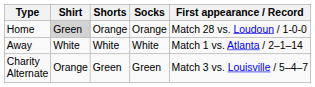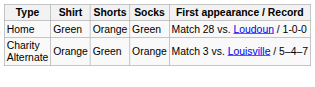(68, 29) lightgrey background -> (68, 29) no background
(149, 29) Orange -> (147, 29) Green
- row: (19, 45)
(147, 68) Green -> (149, 51) Orange
